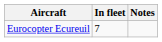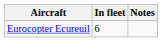(97, 28) 7 -> (97, 28) 6
